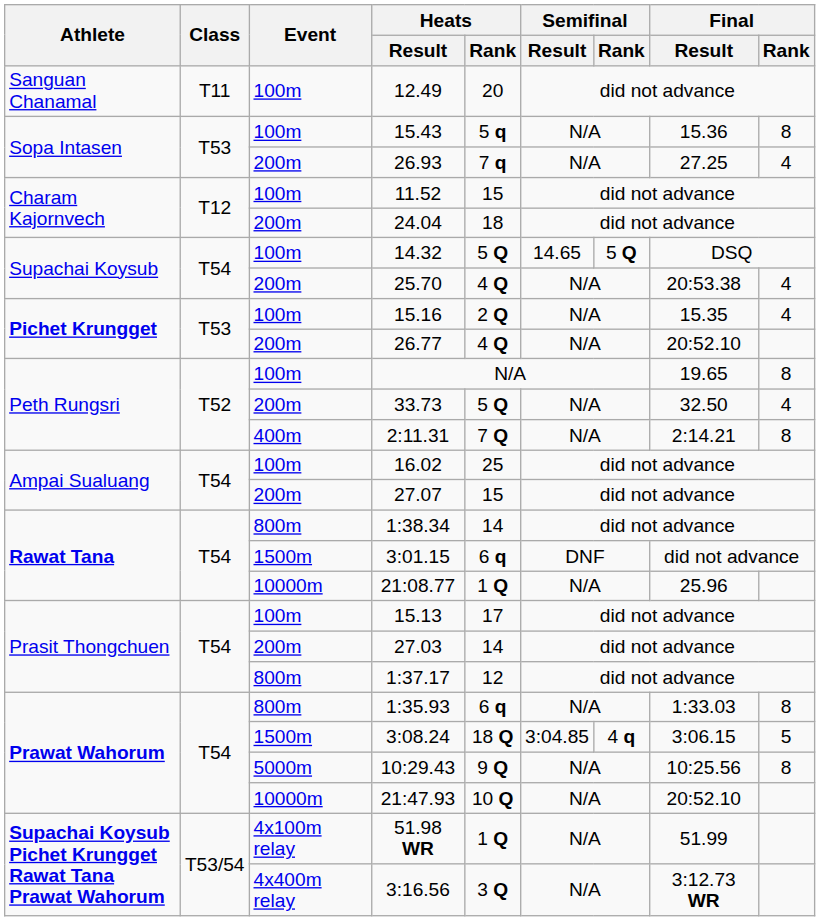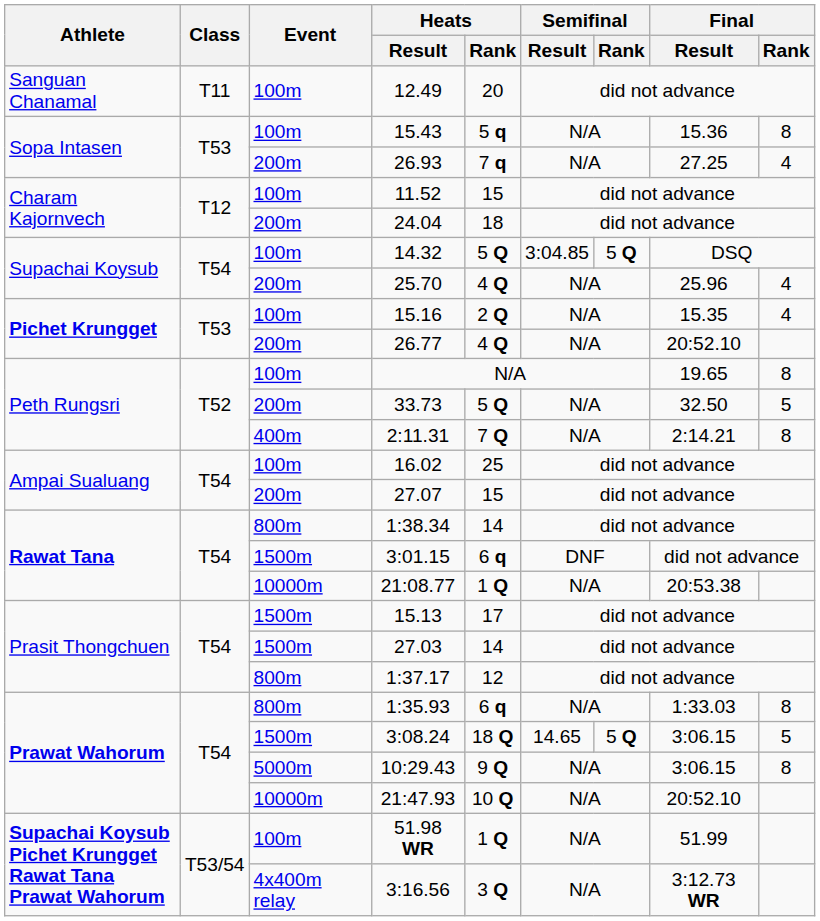(557, 253) 14.65 -> (557, 253) 3:04.85
(704, 284) 20:53.38 -> (704, 284) 25.96
(786, 405) 4 -> (786, 405) 5
(704, 586) 25.96 -> (704, 586) 20:53.38
(277, 616) 100m -> (283, 616) 1500m
(277, 647) 200m -> (283, 647) 1500m
(557, 737) 3:04.85 -> (557, 737) 14.65
(621, 737) 4 q -> (621, 737) 5 Q
(704, 768) 10:25.56 -> (704, 768) 3:06.15
(288, 839) 4x100m relay -> (277, 839) 100m
